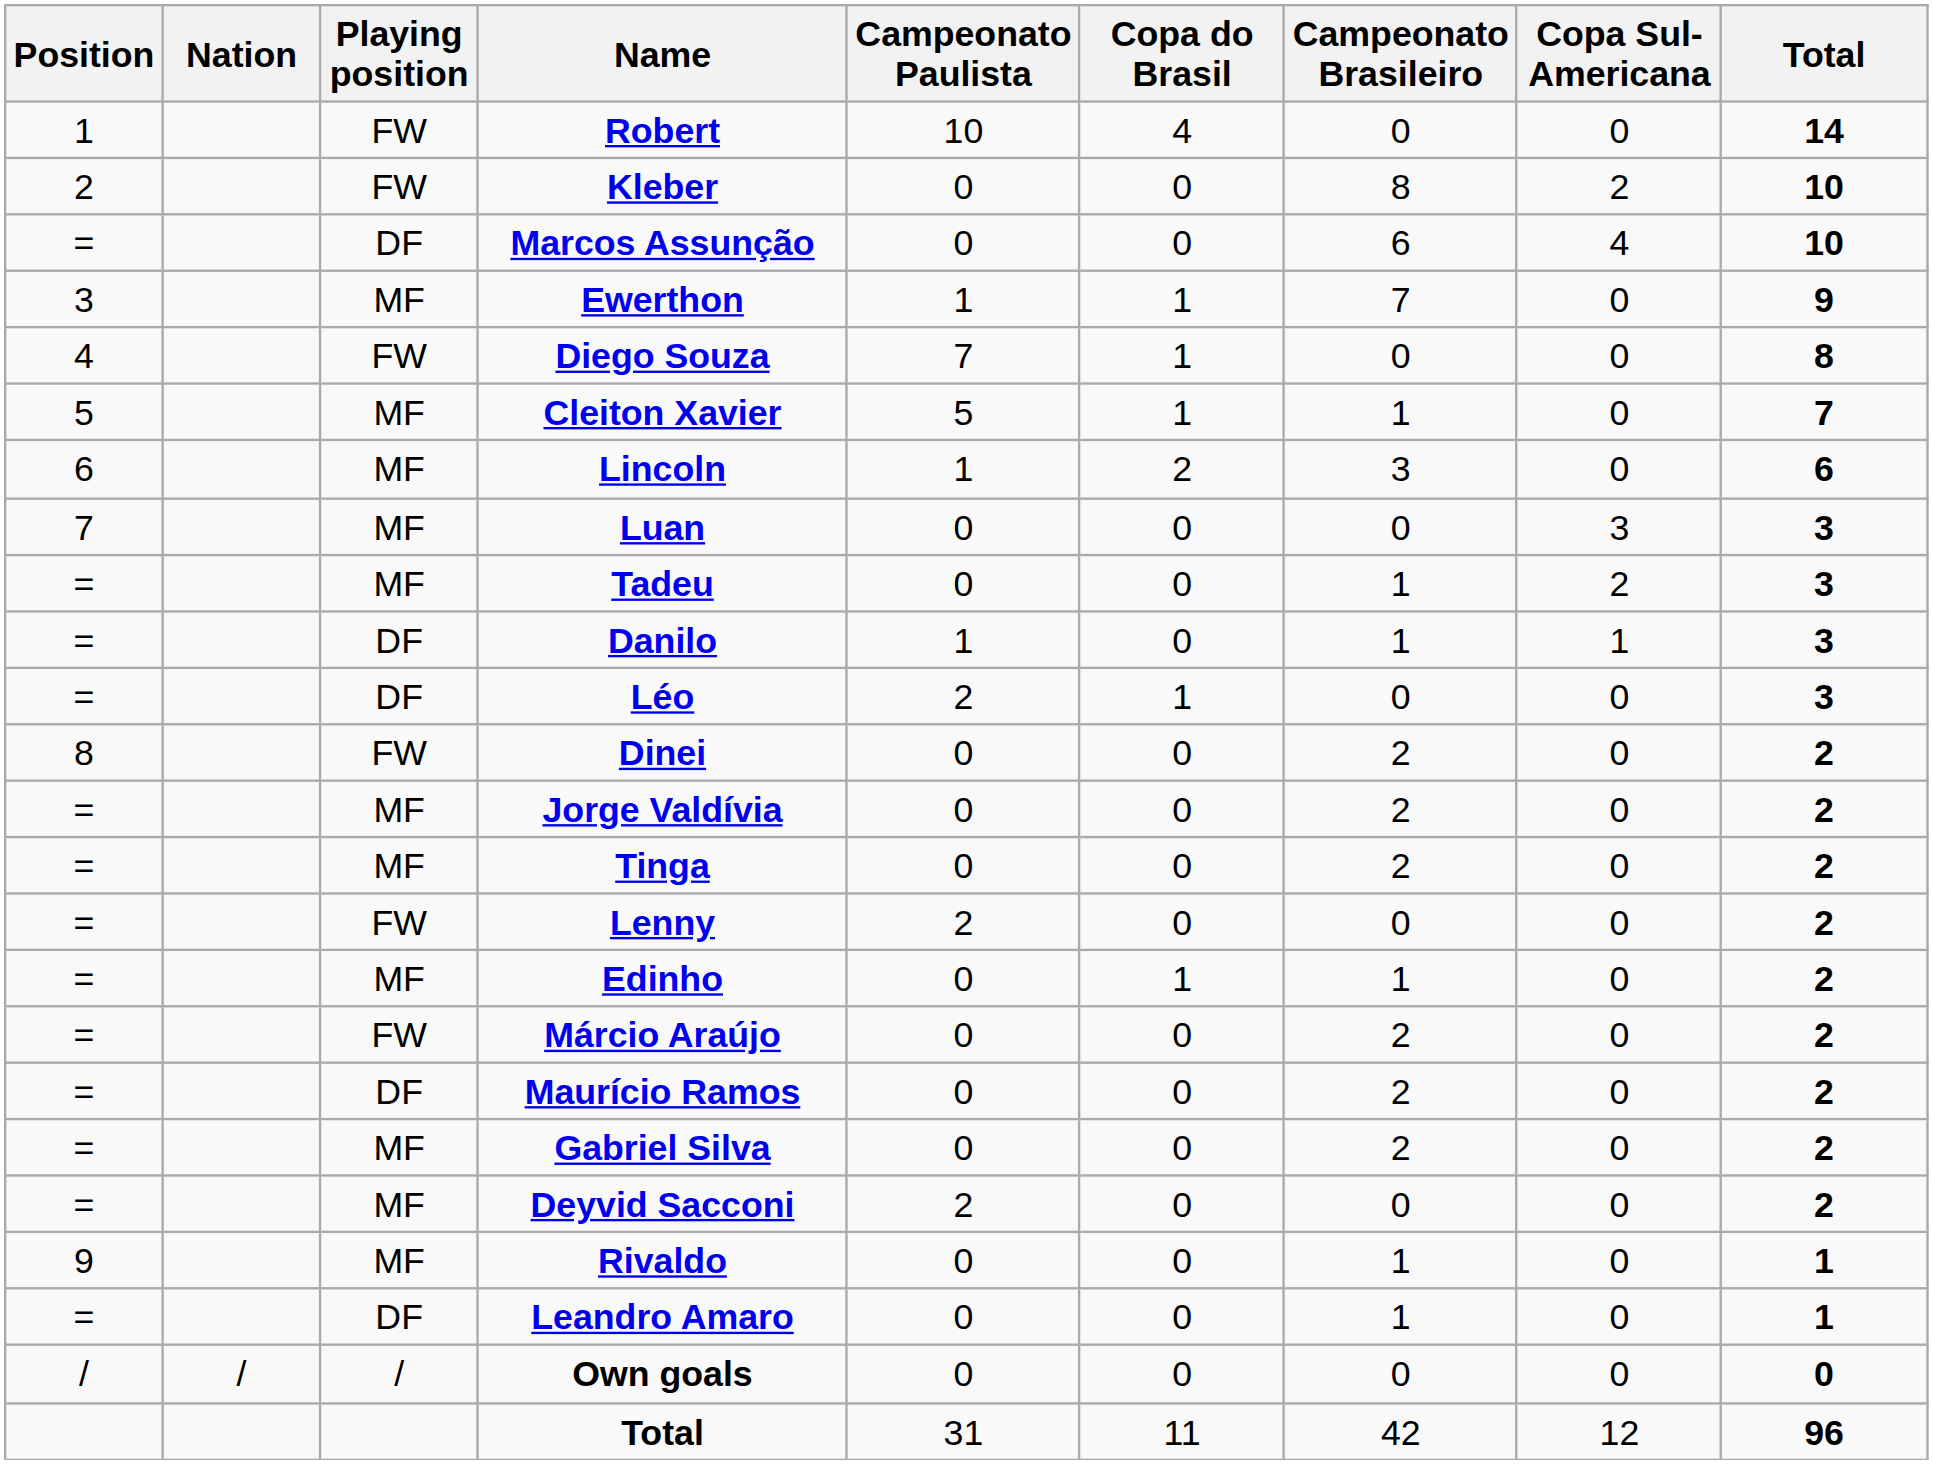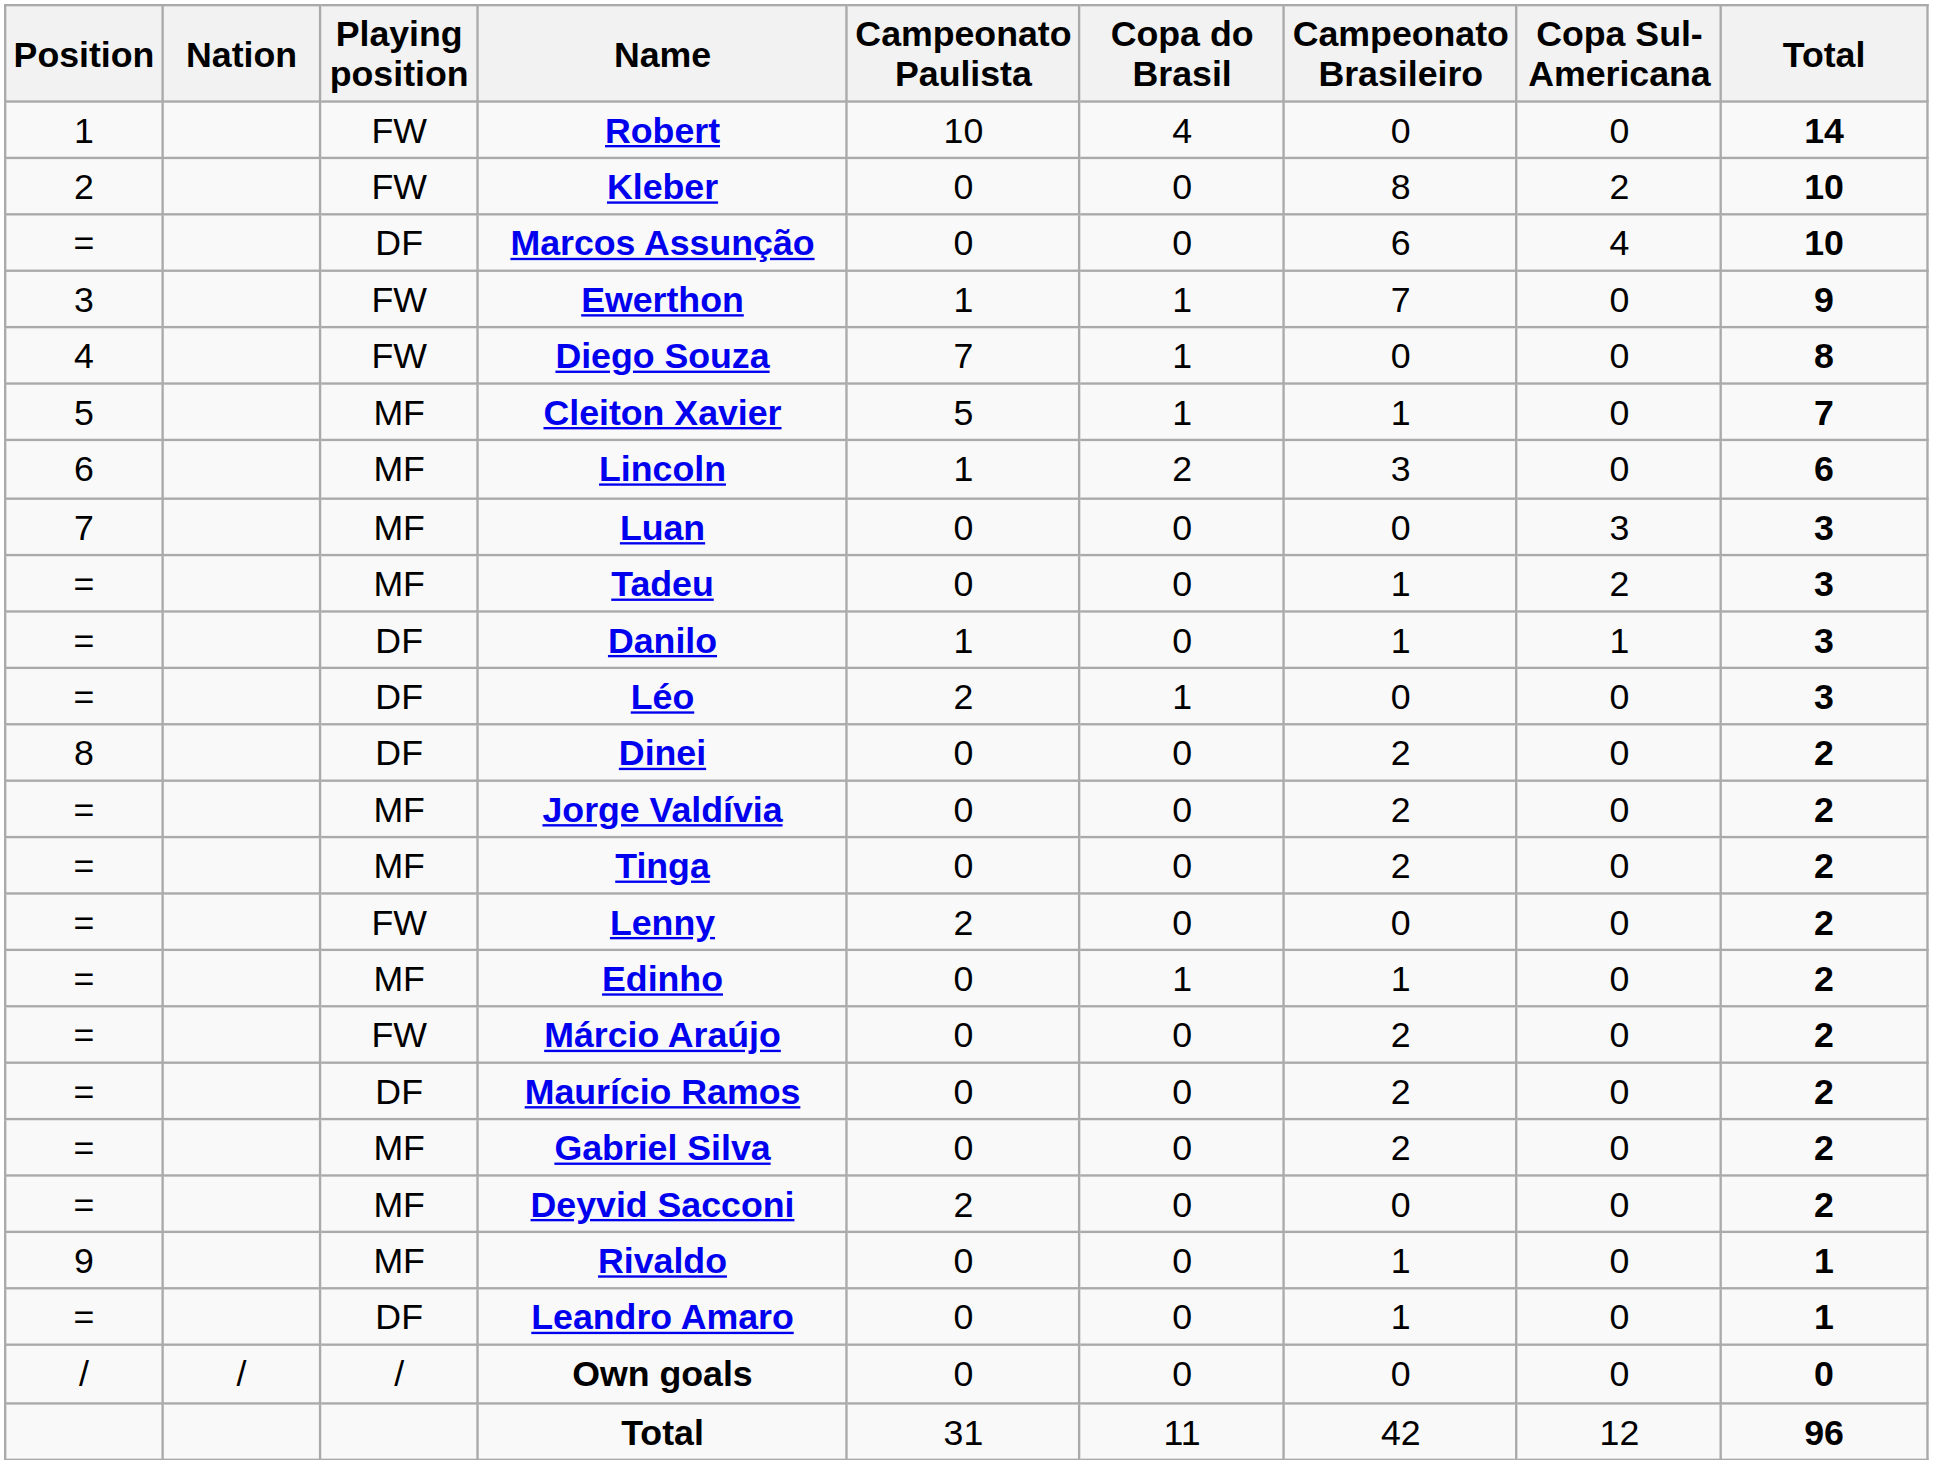(399, 300) MF -> (399, 300) FW
(399, 752) FW -> (399, 752) DF
